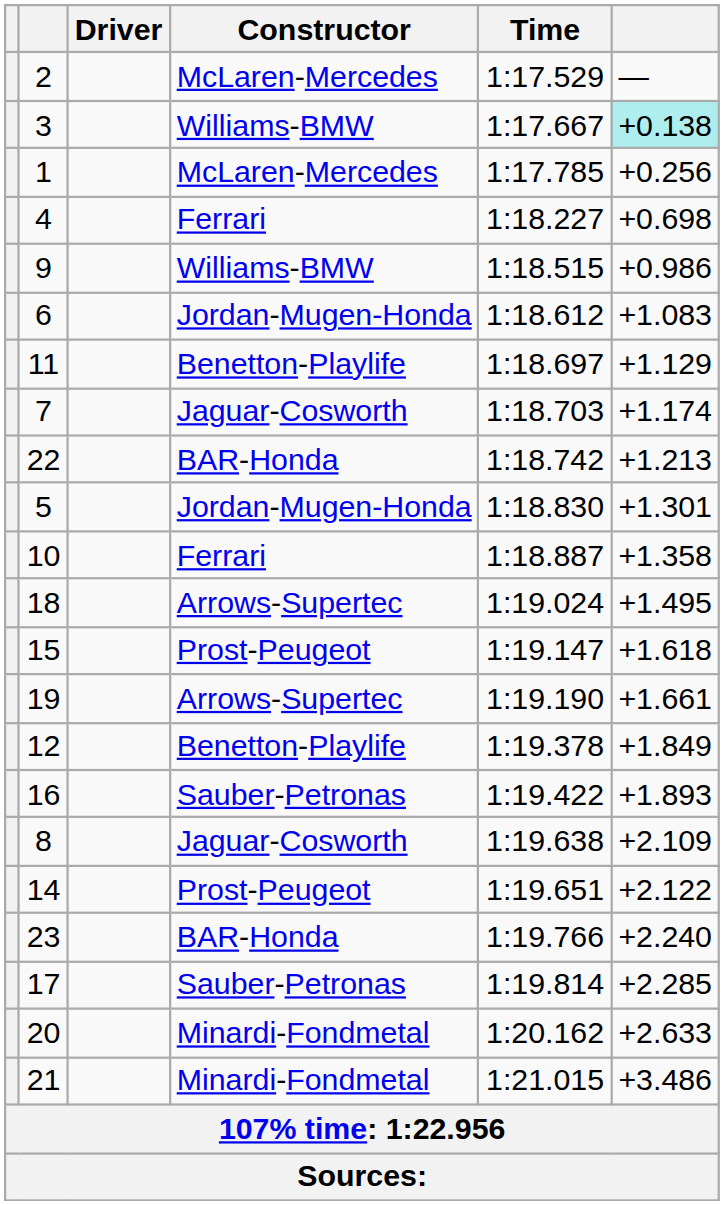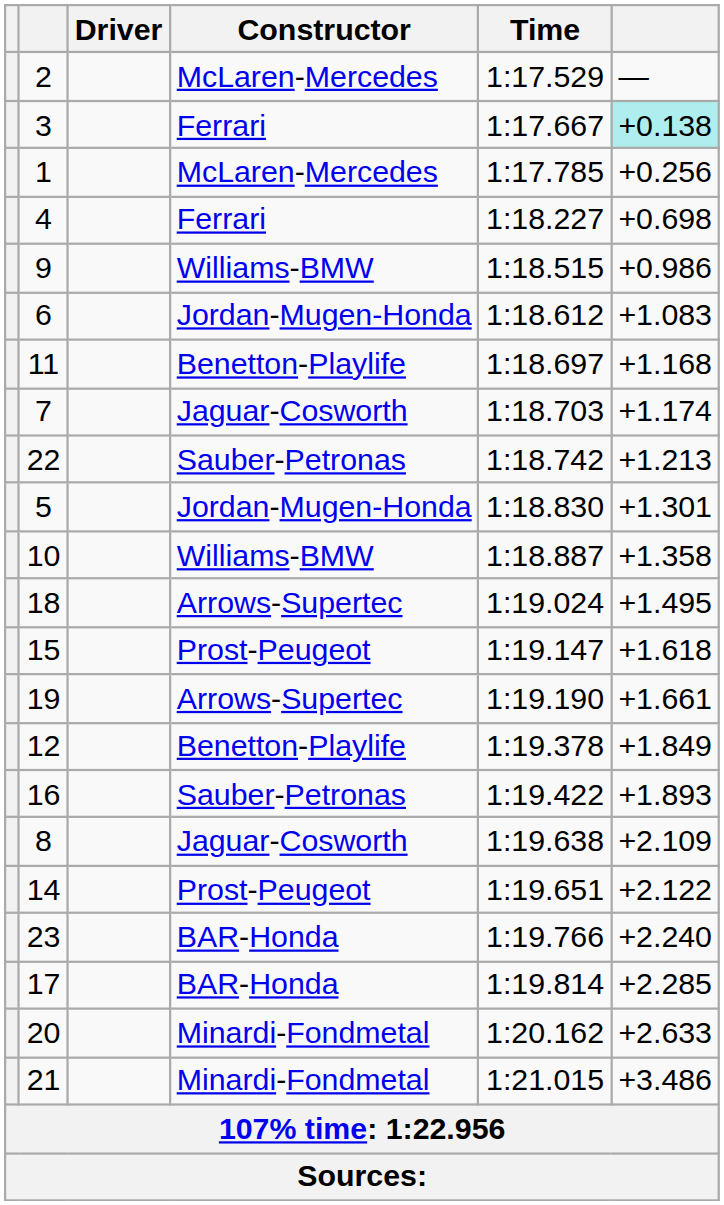(275, 124) Williams-BMW -> (221, 124) Ferrari
(665, 363) +1.129 -> (665, 363) +1.168
(258, 459) BAR-Honda -> (291, 459) Sauber-Petronas
(221, 554) Ferrari -> (275, 554) Williams-BMW
(291, 985) Sauber-Petronas -> (258, 985) BAR-Honda
